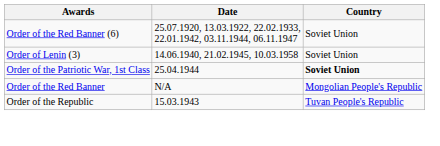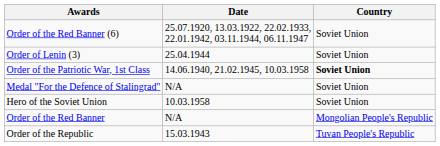(226, 54) 14.06.1940, 21.02.1945, 10.03.1958 -> (187, 54) 25.04.1944
(177, 70) 25.04.1944 -> (237, 70) 14.06.1940, 21.02.1945, 10.03.1958
+ row: (84, 86)
+ row: (57, 102)
